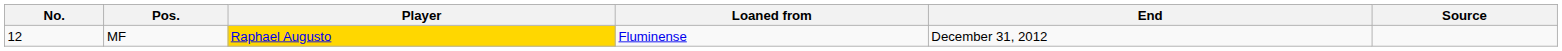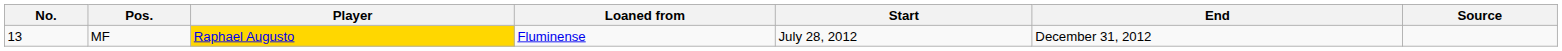+ column: (904, 15)
(15, 36) 12 -> (15, 36) 13
